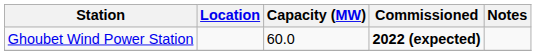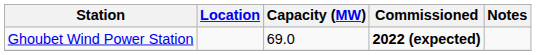(281, 38) 60.0 -> (281, 38) 69.0
